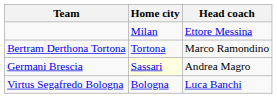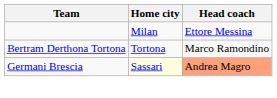(218, 66) no background -> (218, 66) lightsalmon background
- row: (65, 84)
